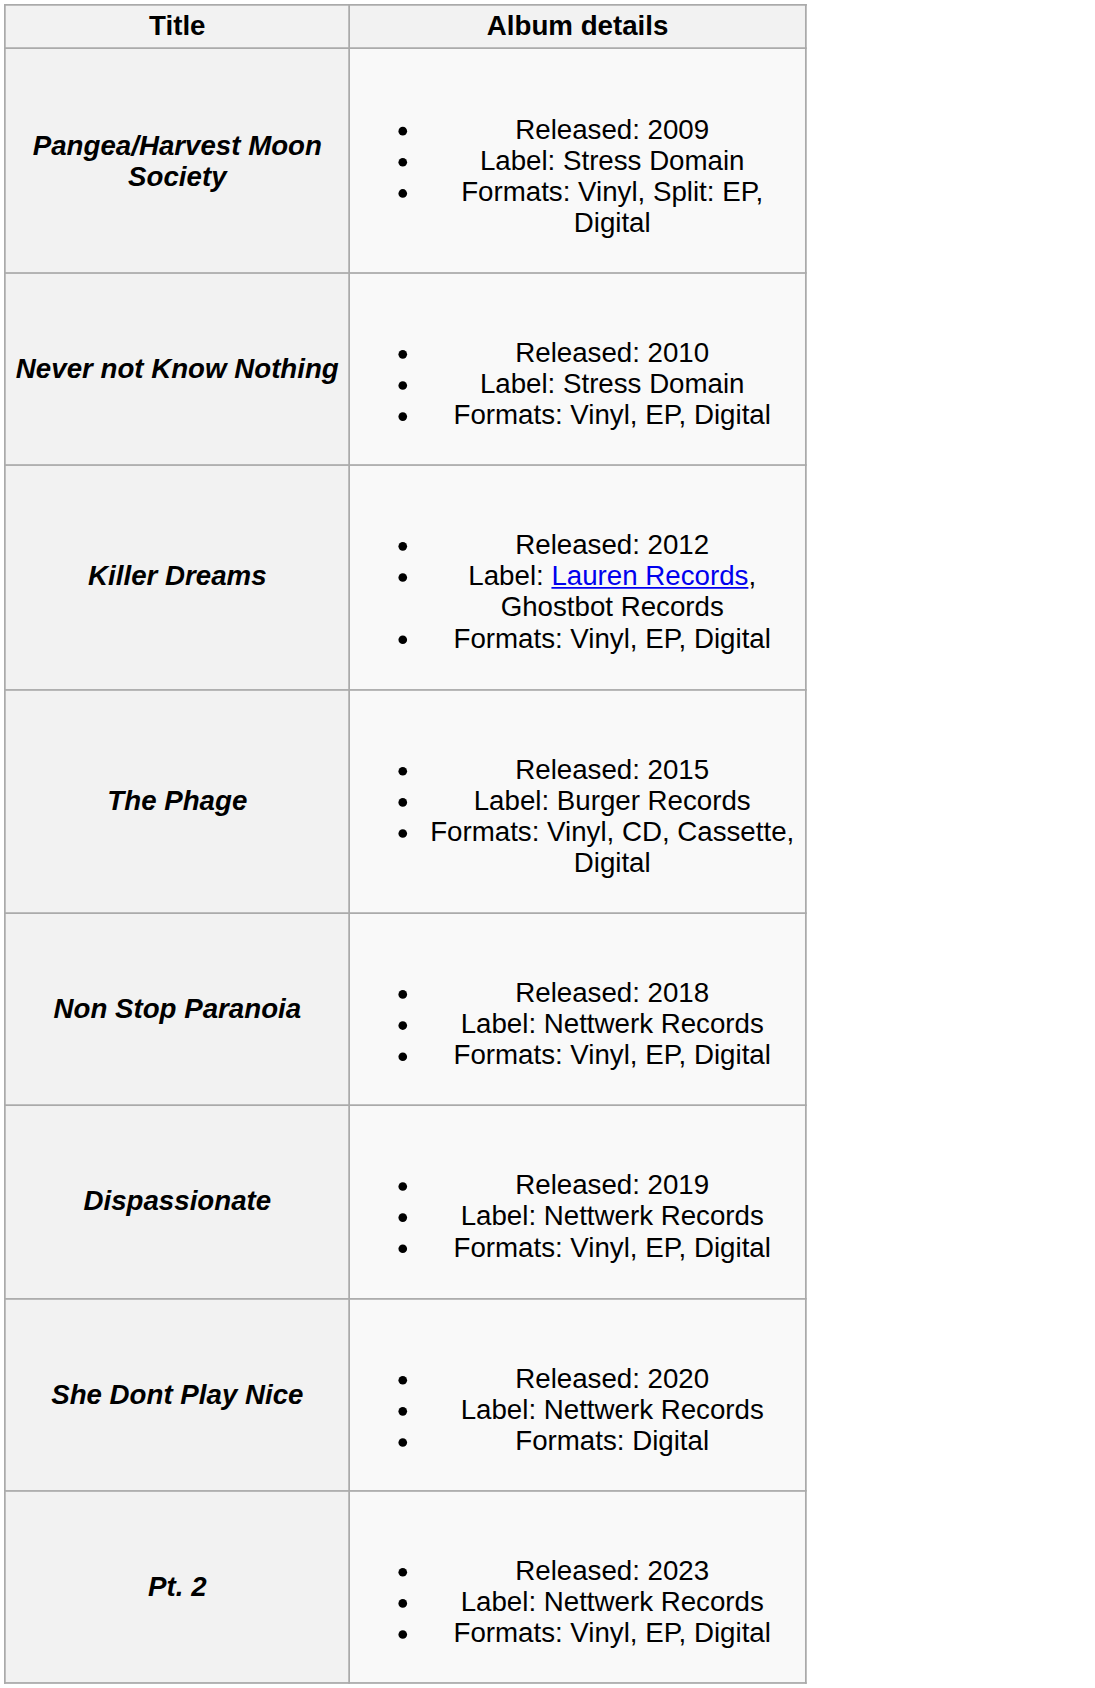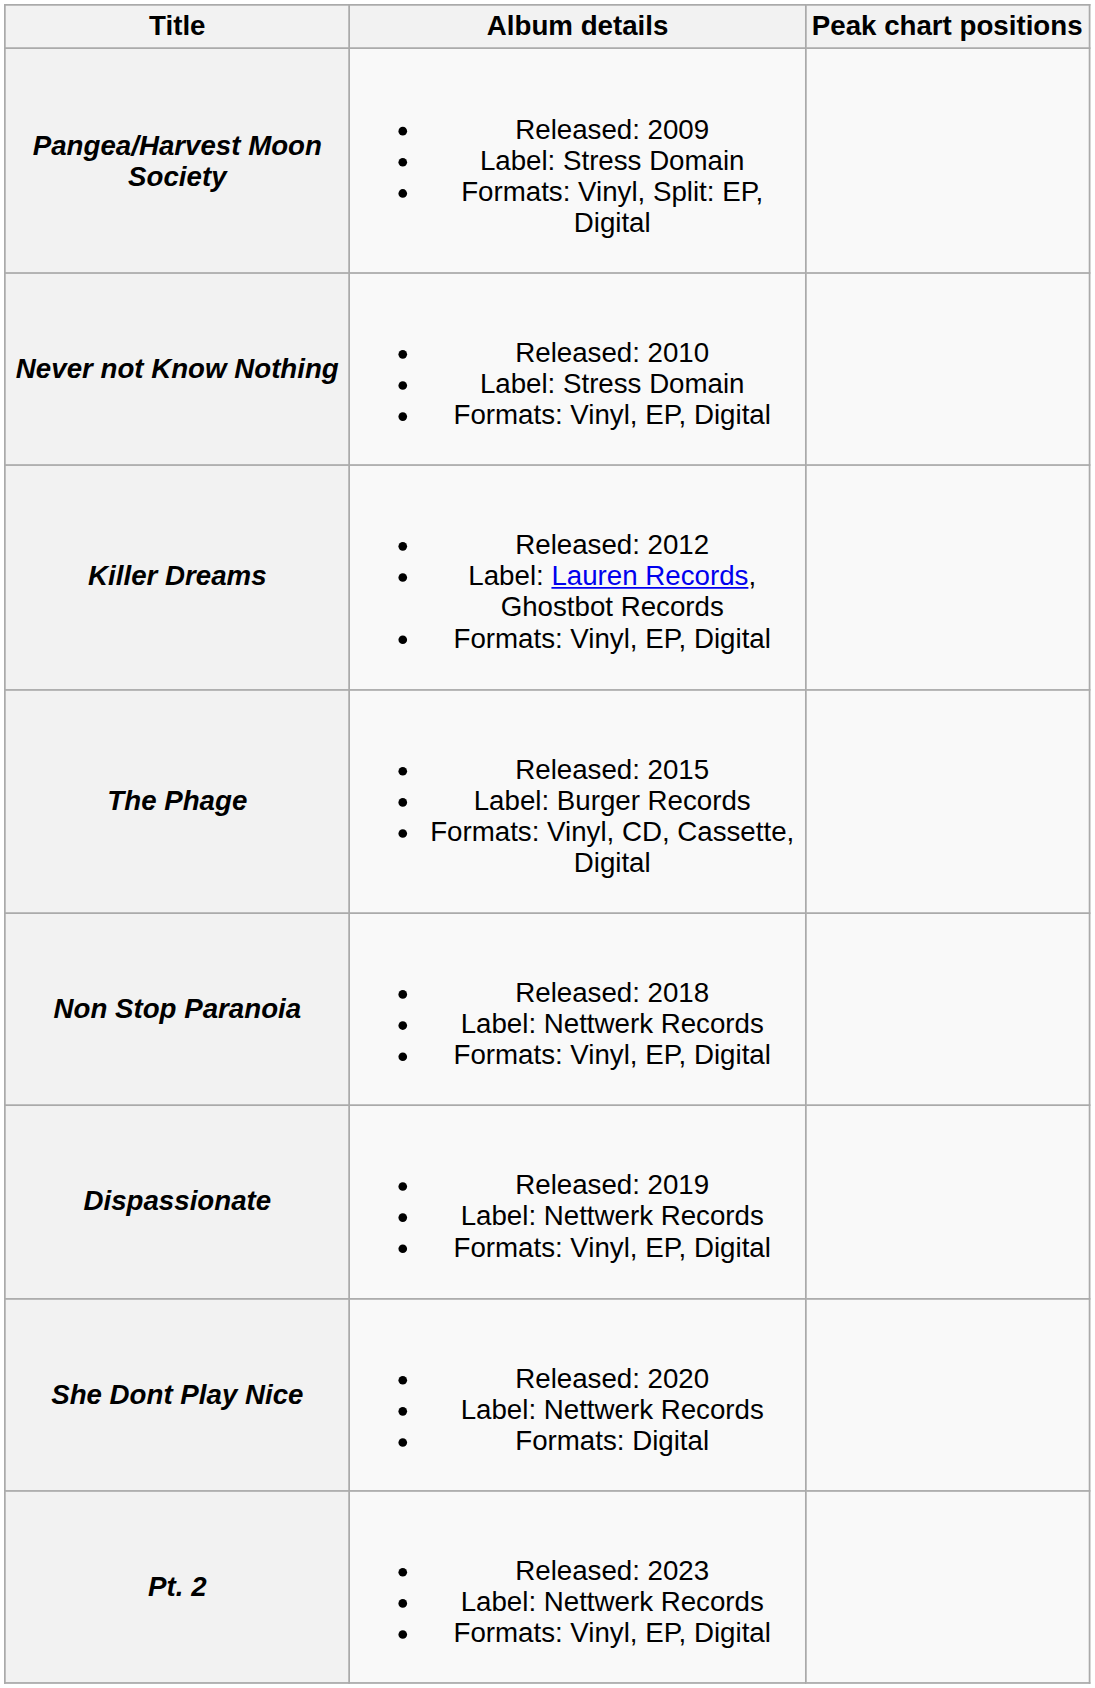+ column: (947, 26)
